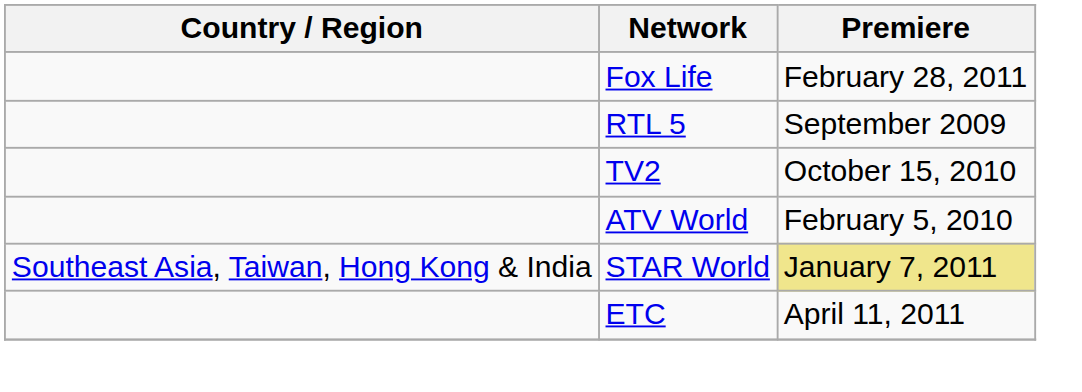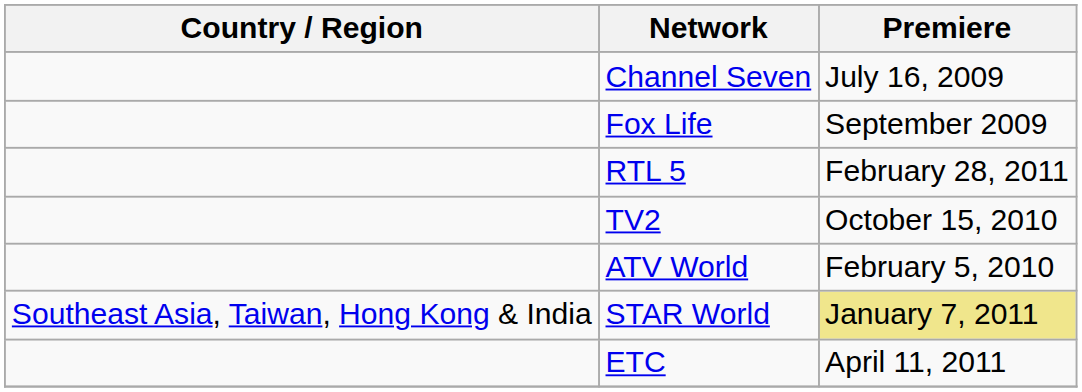+ row: (708, 76)
(906, 76) February 28, 2011 -> (936, 123) September 2009
(895, 123) September 2009 -> (947, 171) February 28, 2011
